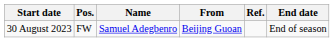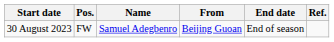columns swapped: (298, 12) <-> (256, 12)
